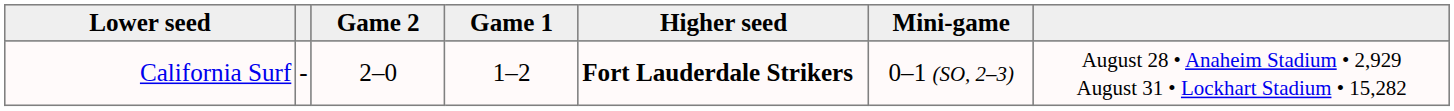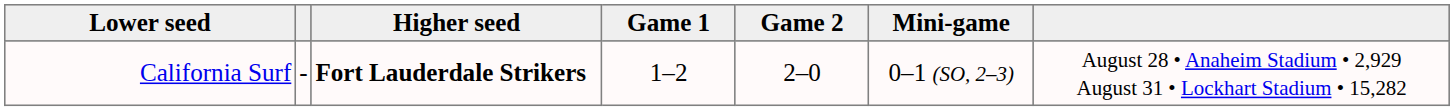columns swapped: (724, 22) <-> (378, 22)
